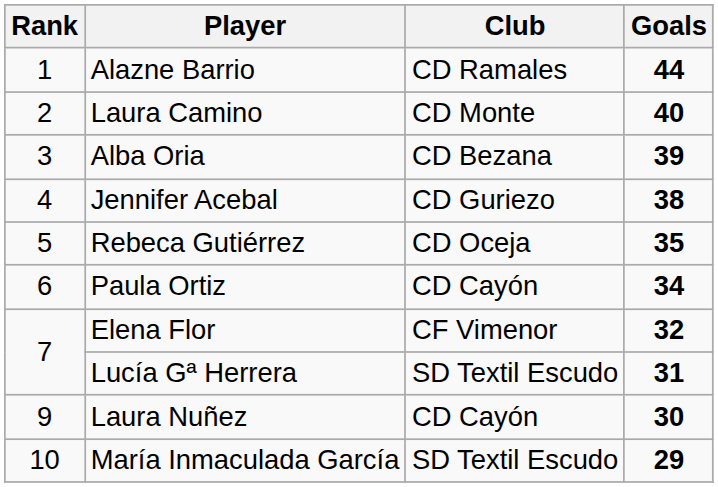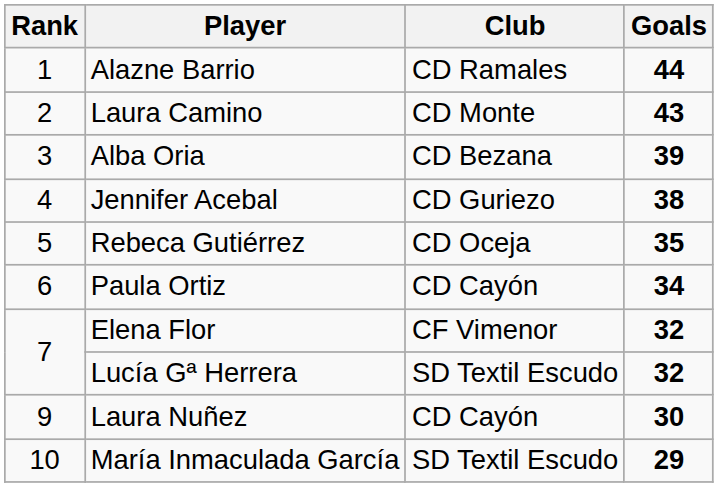(669, 112) 40 -> (669, 112) 43
(669, 373) 31 -> (669, 373) 32
